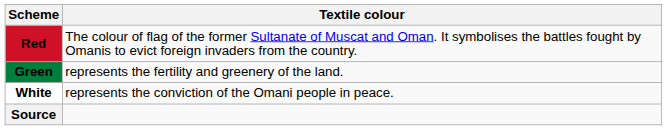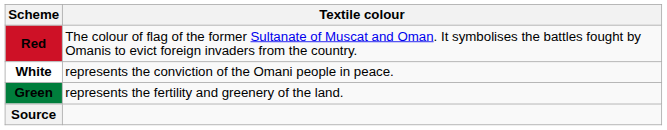rows swapped: (34, 93) <-> (34, 72)
